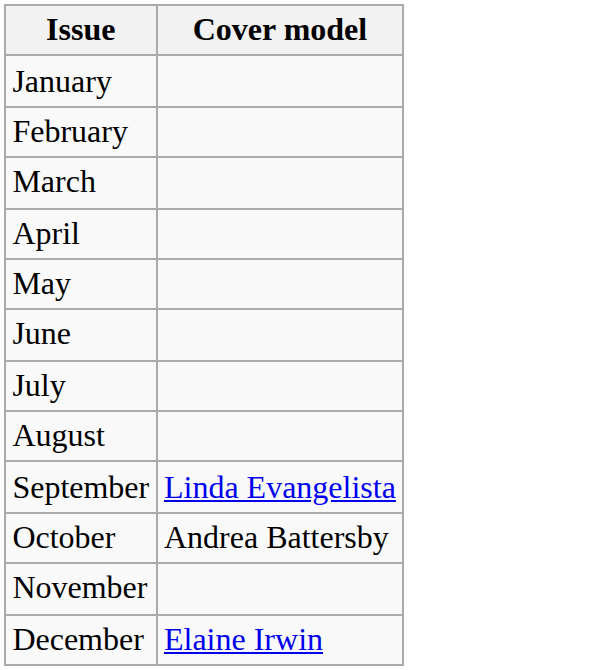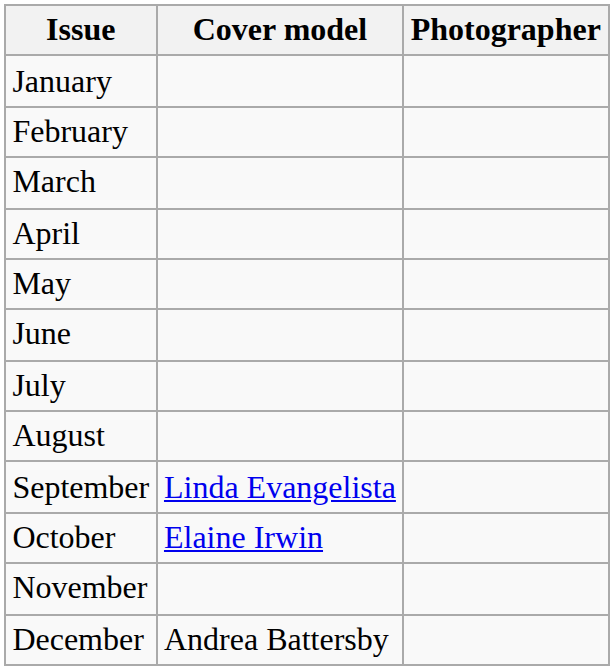+ column: (506, 29)
(276, 537) Andrea Battersby -> (244, 537) Elaine Irwin
(244, 638) Elaine Irwin -> (276, 638) Andrea Battersby
